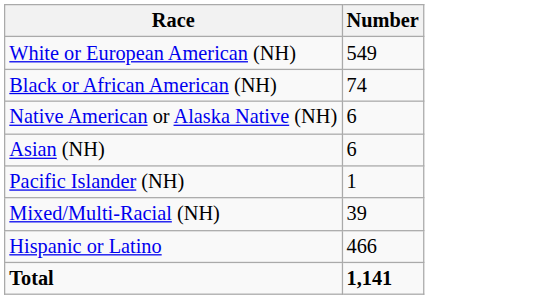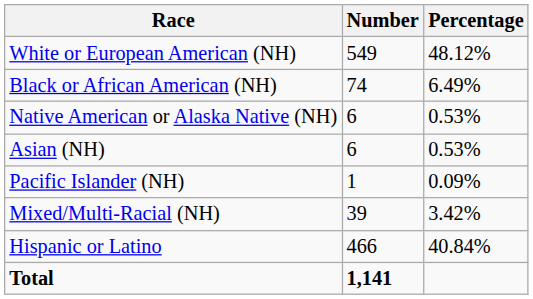+ column: (476, 20)
